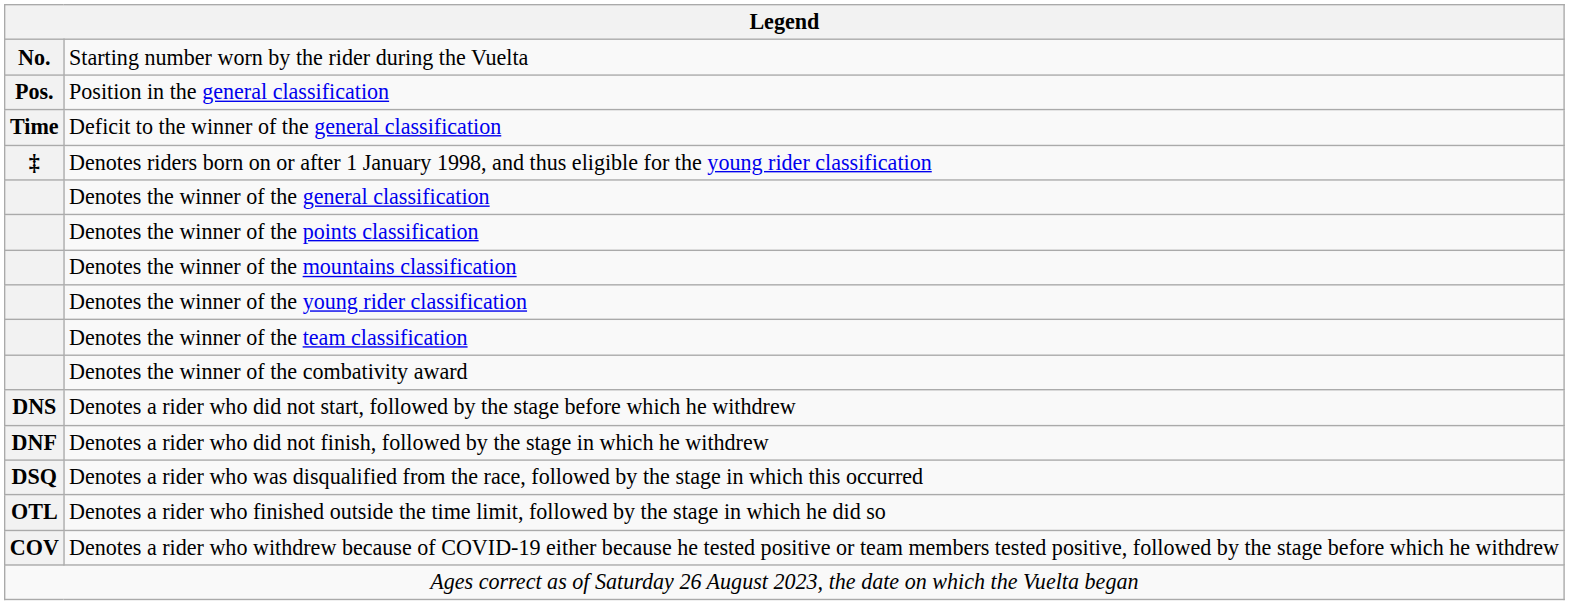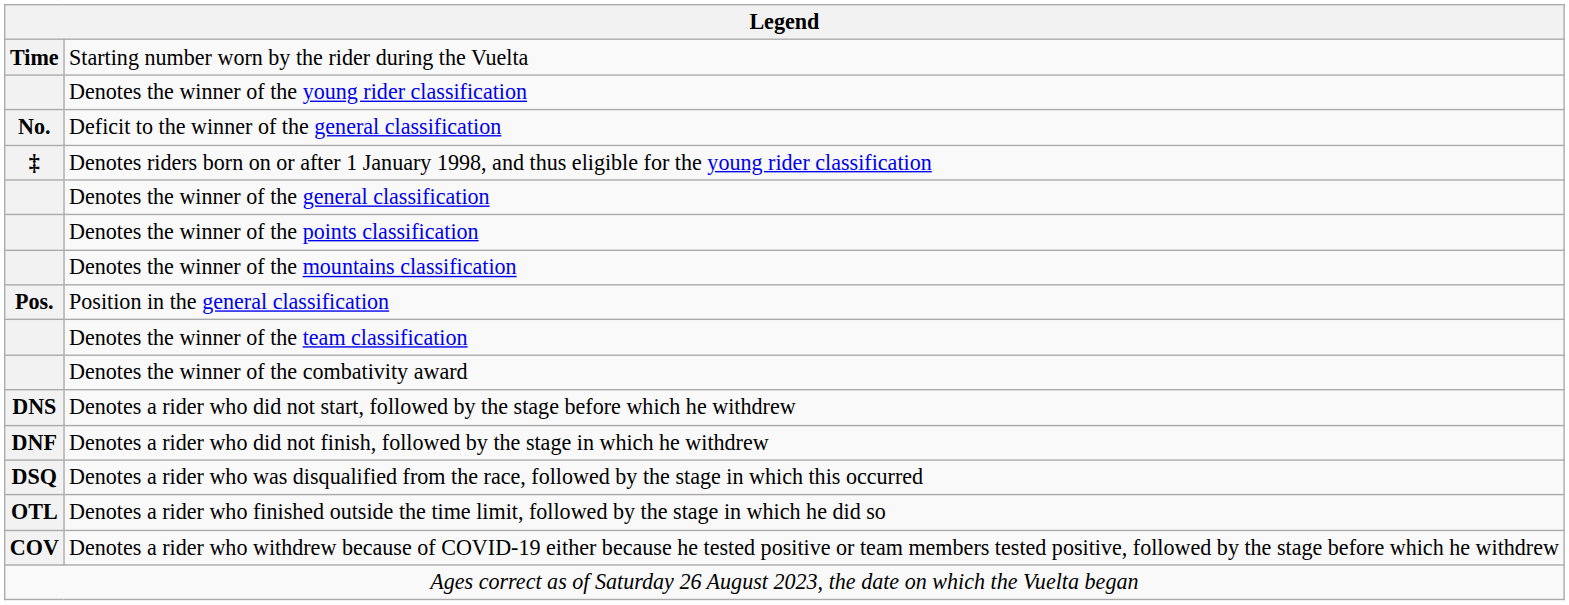(34, 57) No. -> (34, 57) Time
rows swapped: (229, 92) <-> (298, 302)
(34, 127) Time -> (34, 127) No.
